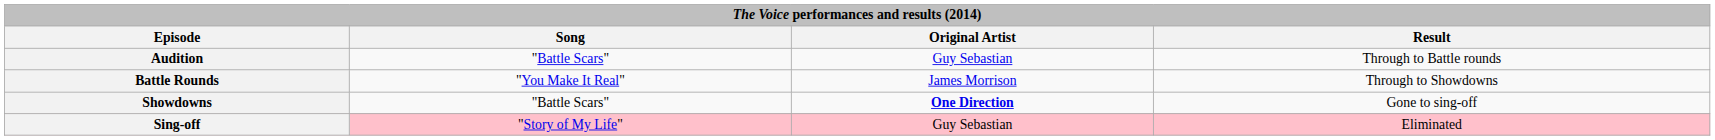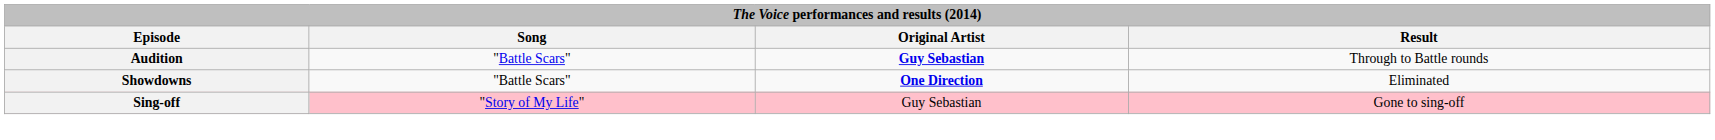(972, 59) normal -> (941, 59) bold
- row: (177, 80)
(1432, 102) Gone to sing-off -> (1419, 80) Eliminated
(1432, 124) Eliminated -> (1419, 102) Gone to sing-off
